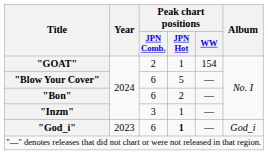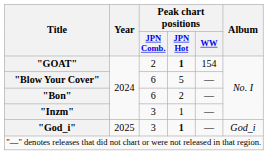(181, 64) normal -> (181, 64) bold
(124, 127) 2023 -> (124, 127) 2025
(153, 127) 6 -> (153, 127) 3
